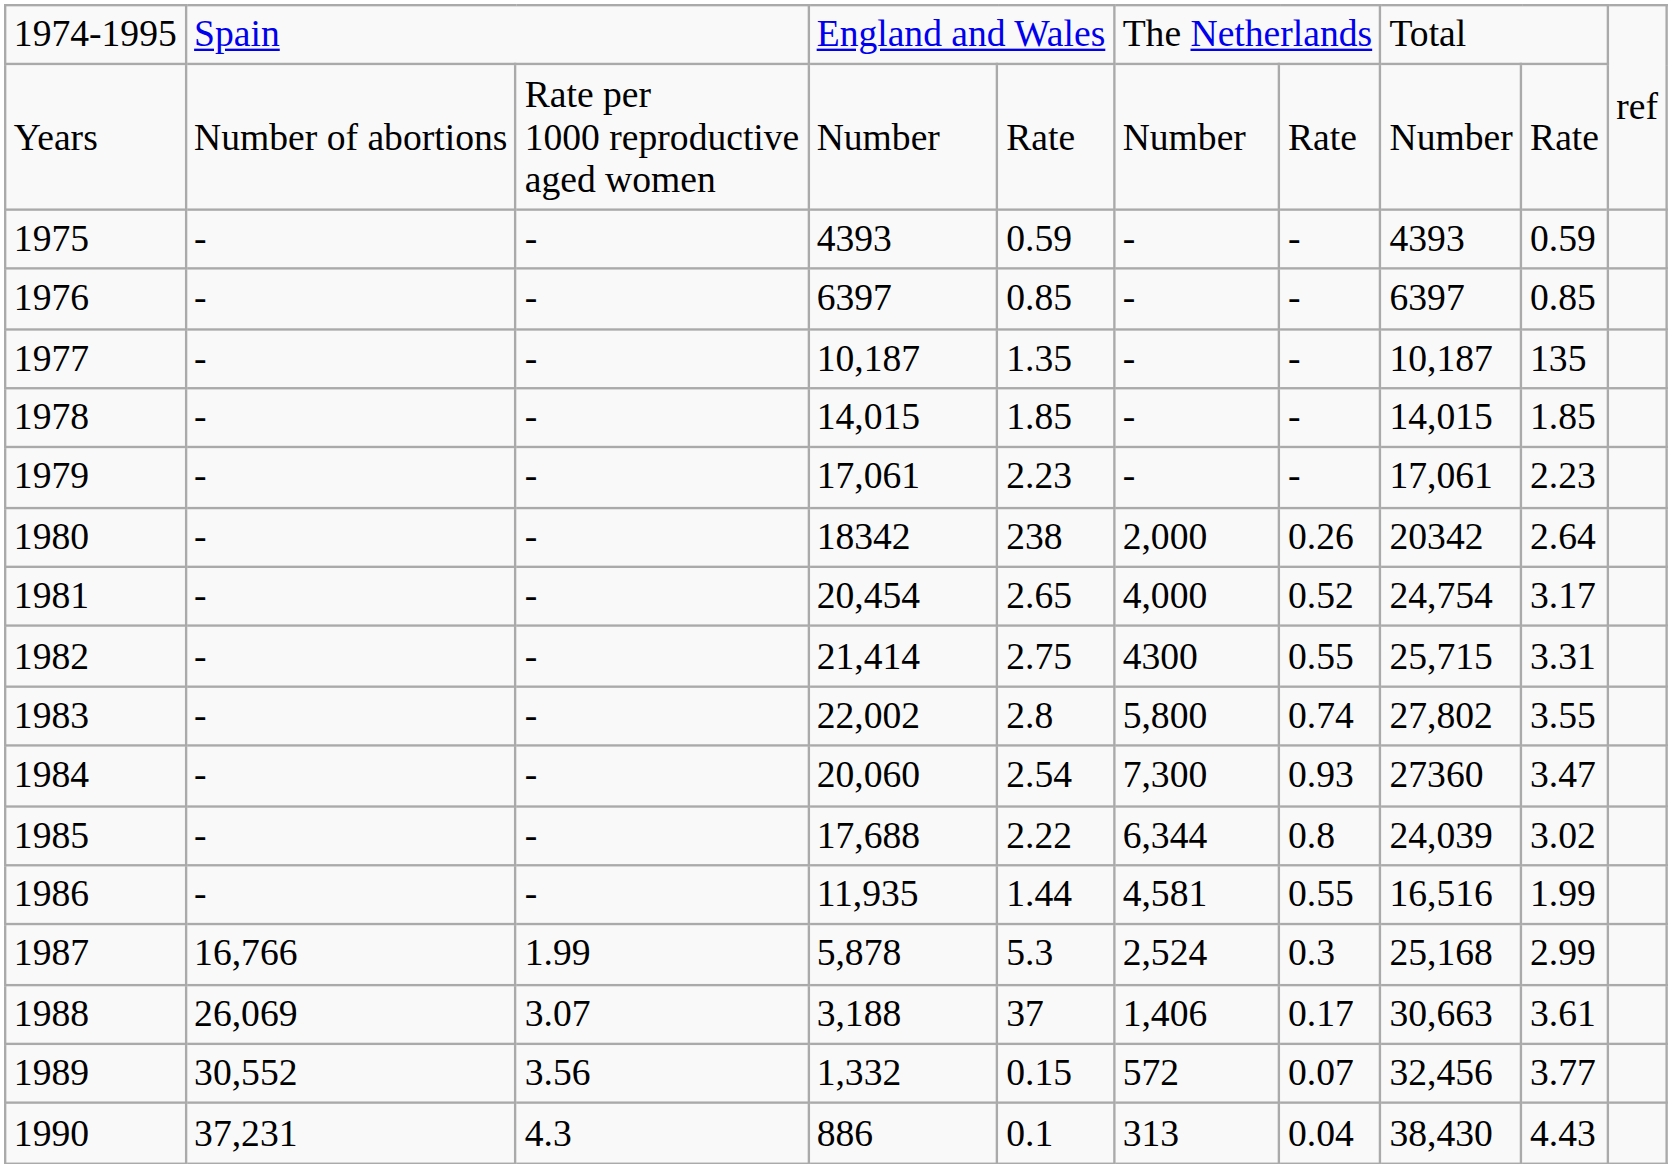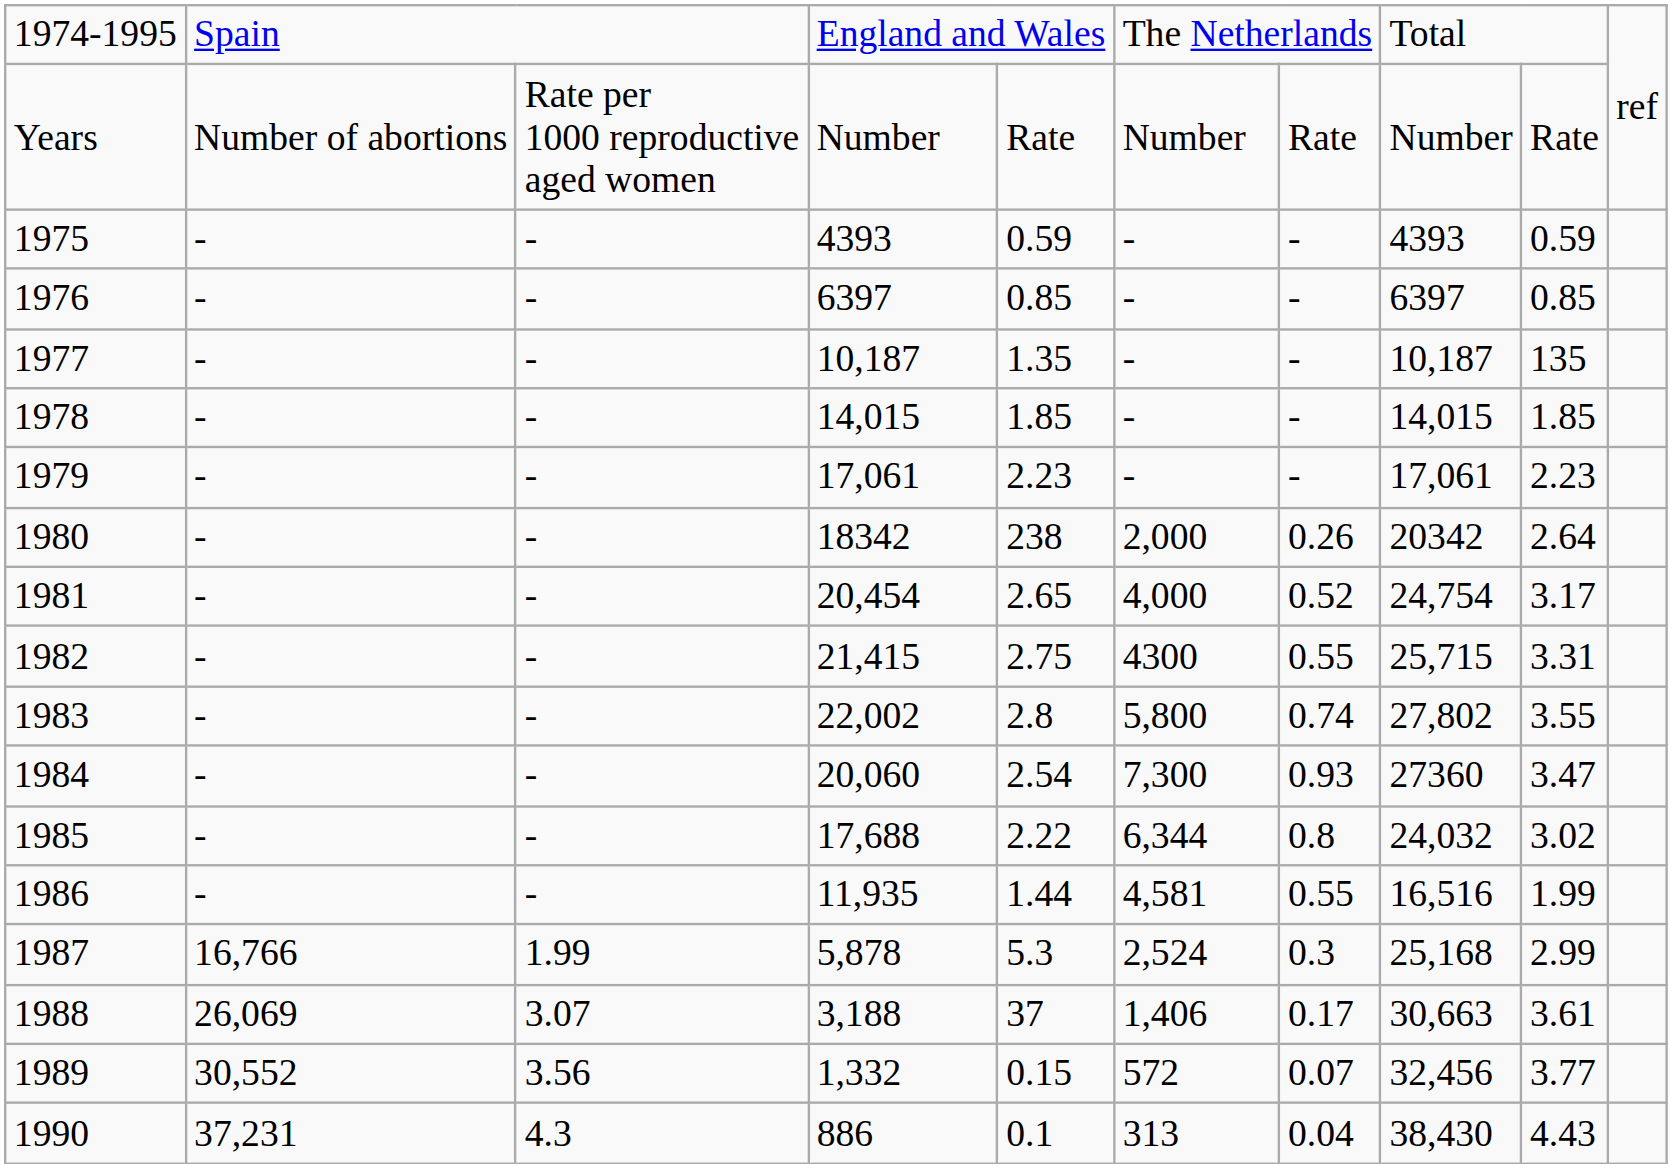(868, 655) 21,414 -> (868, 655) 21,415
(1441, 834) 24,039 -> (1441, 834) 24,032
